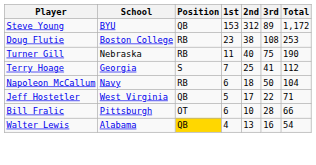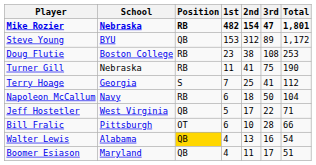+ row: (35, 26)
(248, 54) 40 -> (248, 68) 41
+ row: (43, 153)
